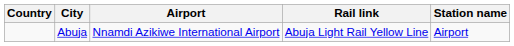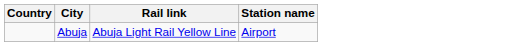- column: (186, 13)
